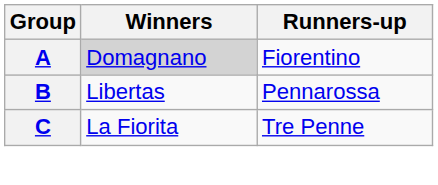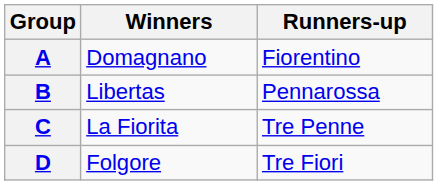(146, 57) lightgrey background -> (146, 57) no background
+ row: (43, 162)
